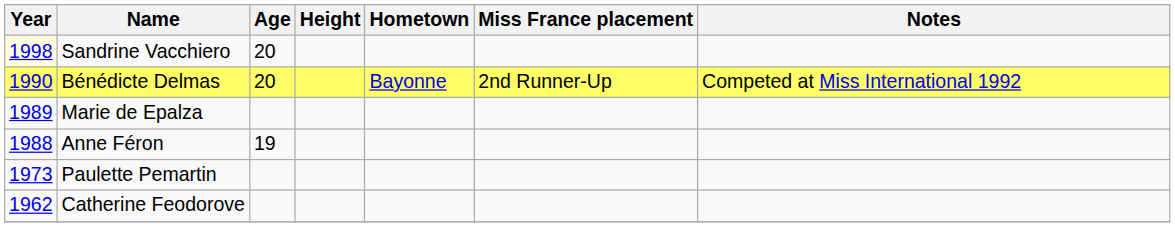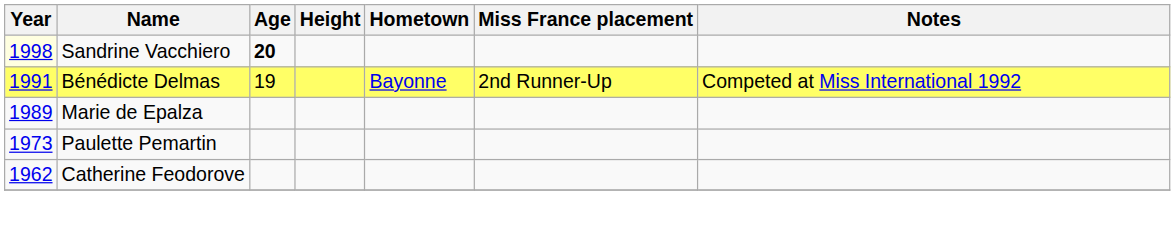(265, 50) normal -> (265, 50) bold
(31, 81) 1990 -> (31, 81) 1991
(265, 81) 20 -> (265, 81) 19
- row: (113, 143)
